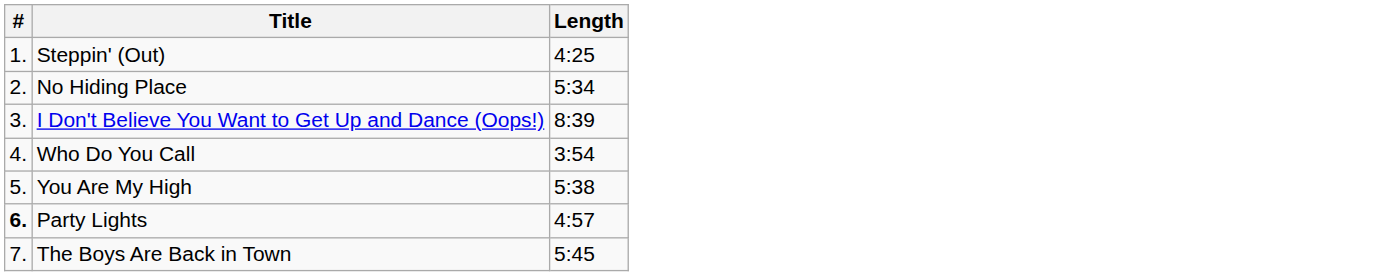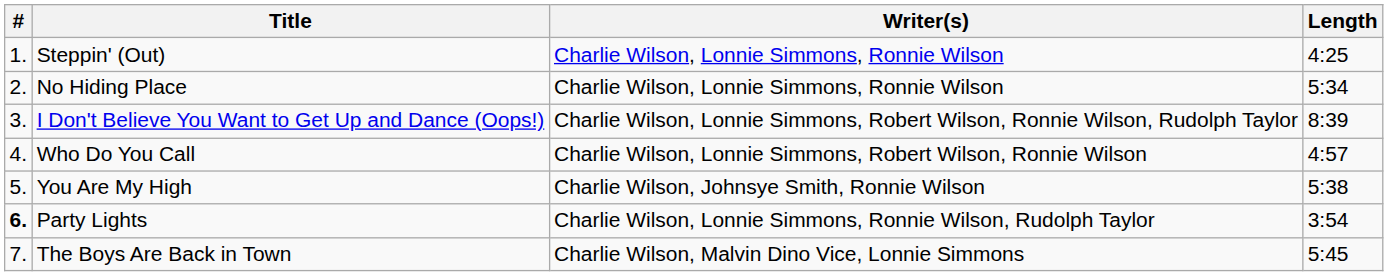+ column: (926, 21)
(574, 154) 3:54 -> (1328, 154) 4:57
(574, 220) 4:57 -> (1328, 220) 3:54
